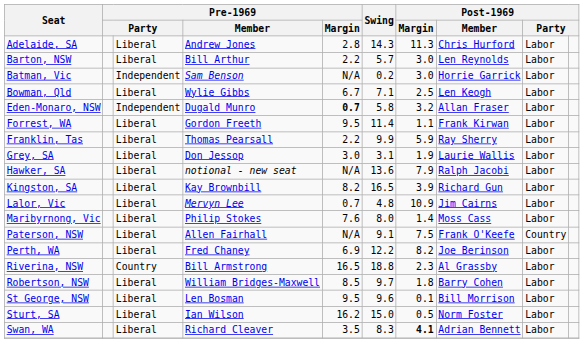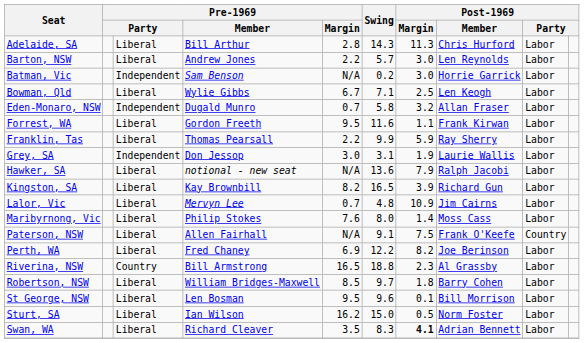(220, 44) Andrew Jones -> (217, 44) Bill Arthur
(217, 60) Bill Arthur -> (220, 60) Andrew Jones
(351, 108) bold -> (351, 108) normal
(382, 124) 11.4 -> (382, 124) 11.6
(136, 155) Liberal -> (148, 155) Independent
